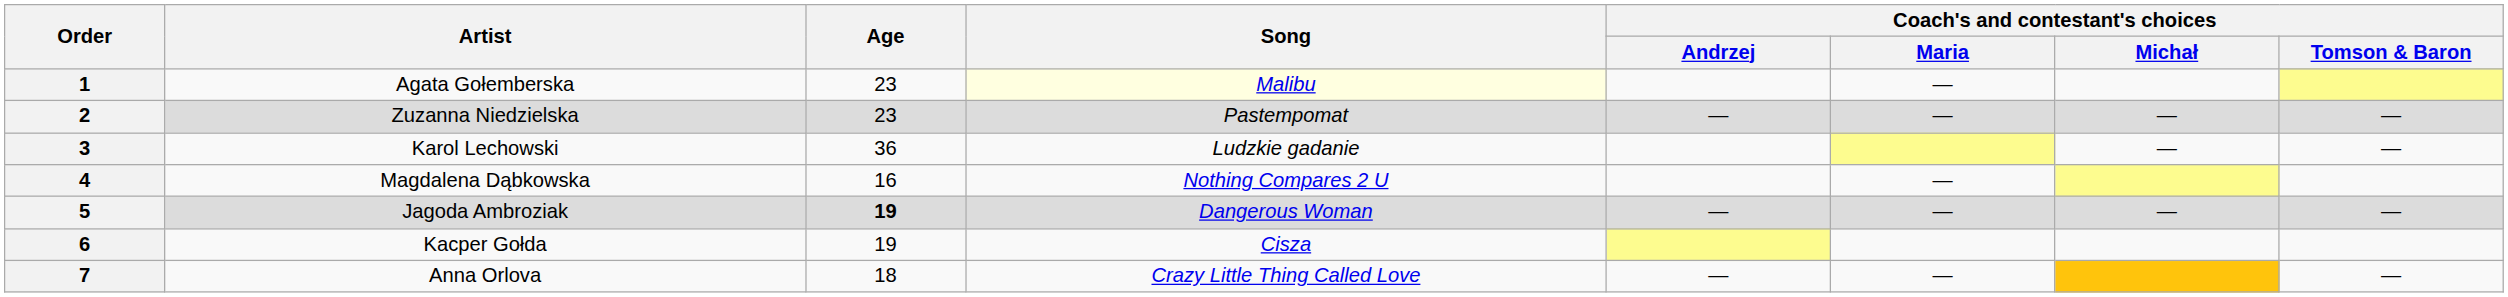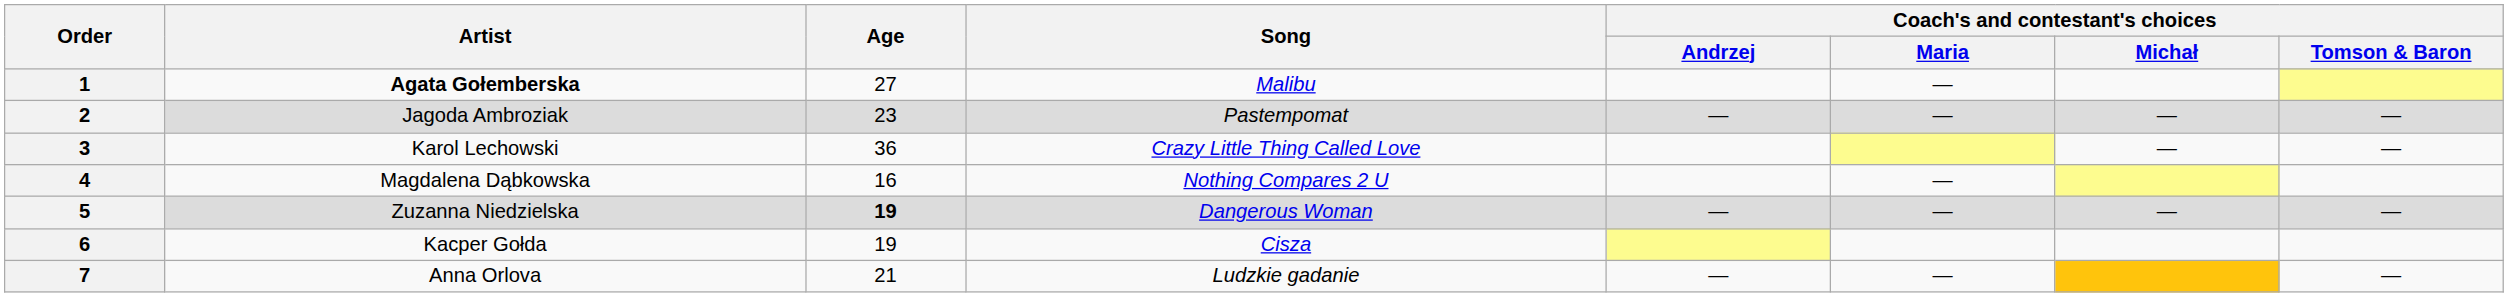(485, 84) normal -> (485, 84) bold
(886, 84) 23 -> (886, 84) 27
(1286, 84) lightyellow background -> (1286, 84) no background
(485, 116) Zuzanna Niedzielska -> (485, 116) Jagoda Ambroziak
(1286, 148) Ludzkie gadanie -> (1286, 148) Crazy Little Thing Called Love
(485, 212) Jagoda Ambroziak -> (485, 212) Zuzanna Niedzielska
(886, 276) 18 -> (886, 276) 21
(1286, 276) Crazy Little Thing Called Love -> (1286, 276) Ludzkie gadanie
